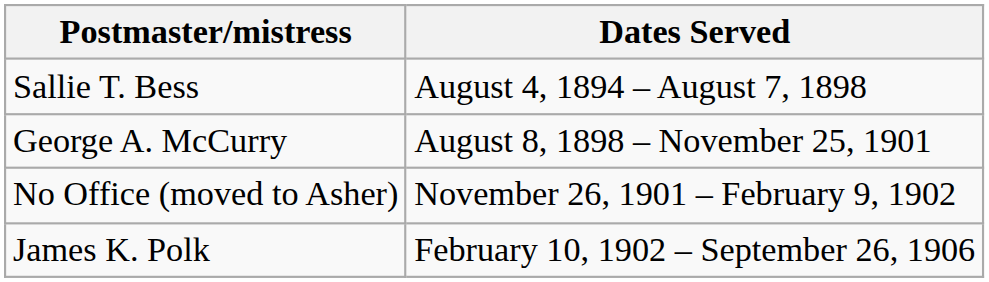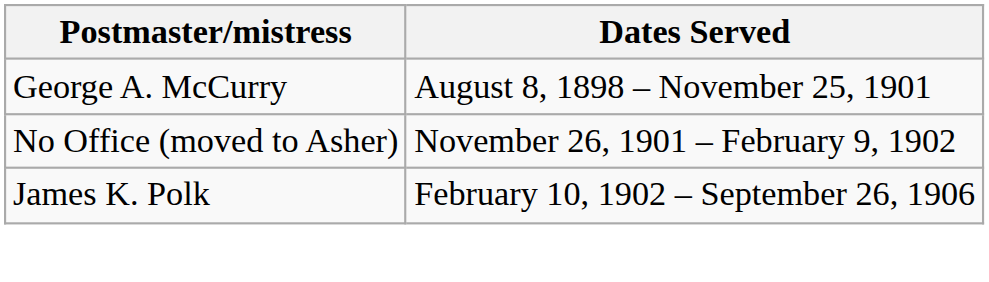- row: (106, 85)
